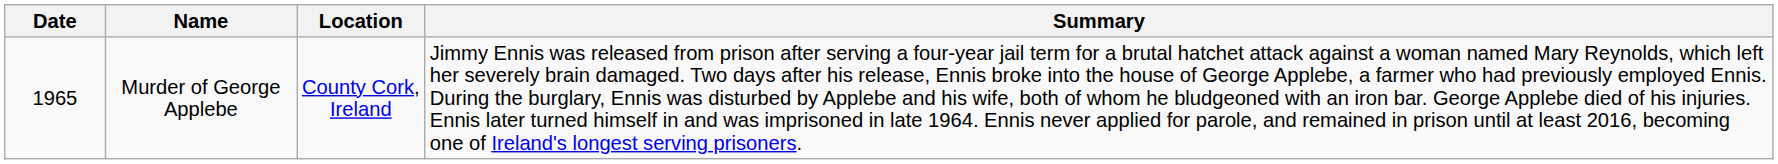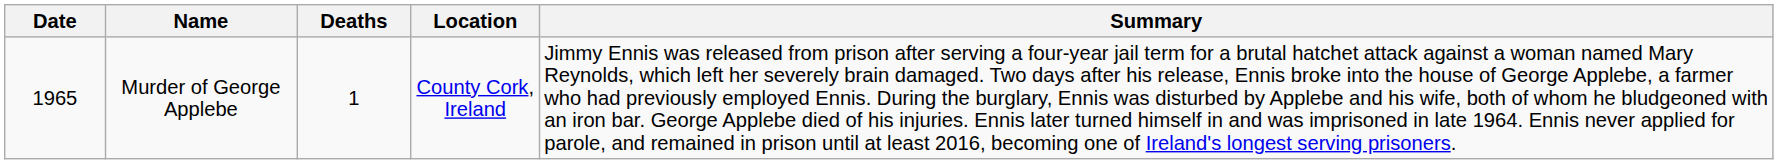+ column: (354, 21)
